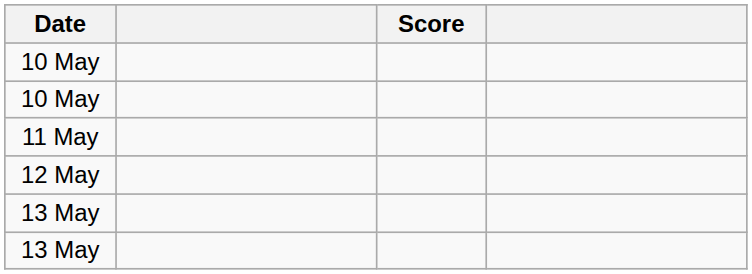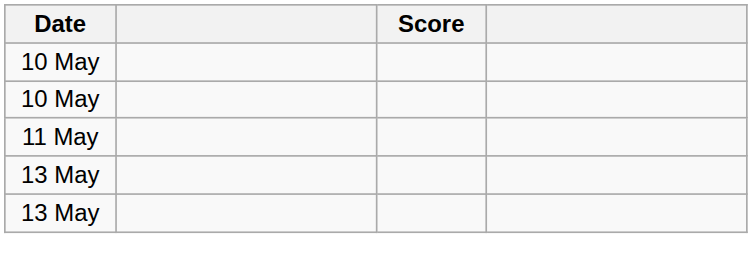- row: (60, 175)
